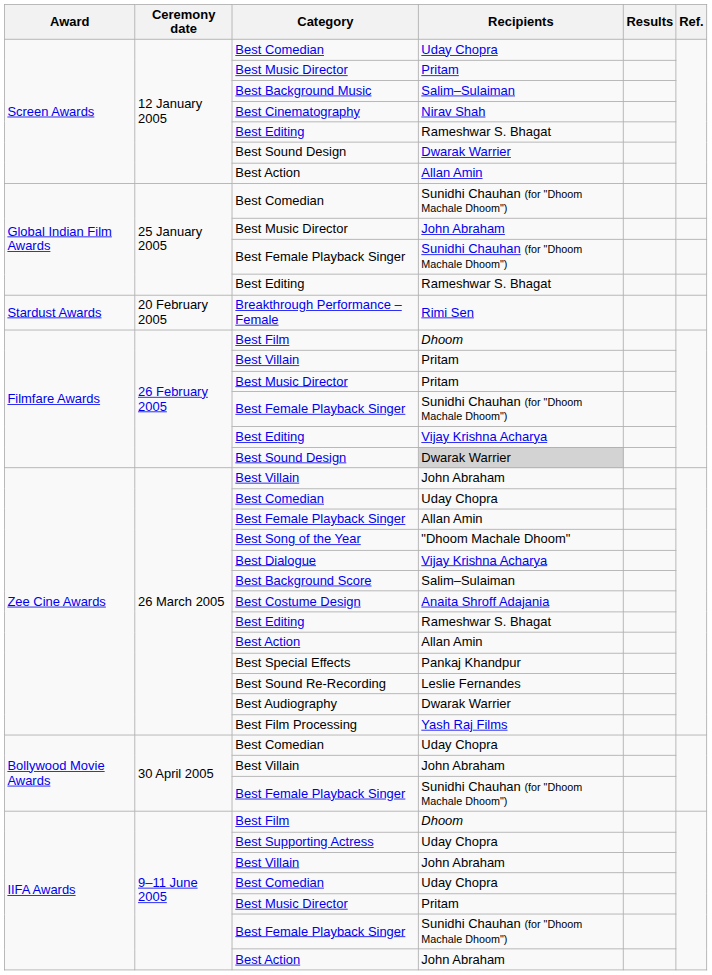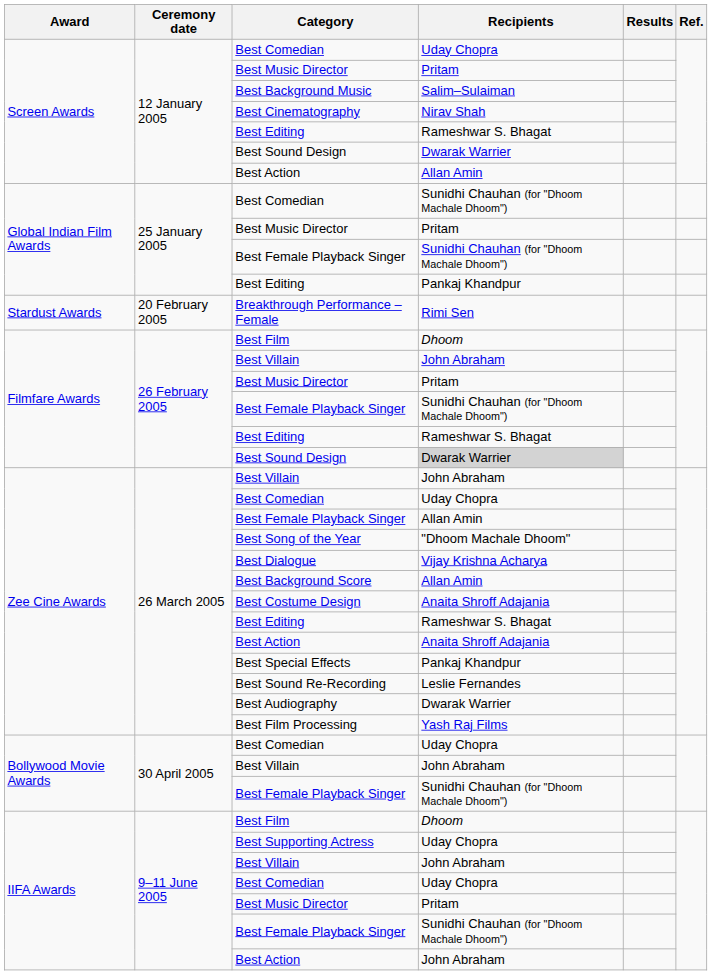(463, 228) John Abraham -> (440, 228) Pritam
(486, 284) Rameshwar S. Bhagat -> (471, 284) Pankaj Khandpur
(440, 360) Pritam -> (463, 360) John Abraham
(484, 437) Vijay Krishna Acharya -> (486, 437) Rameshwar S. Bhagat
(468, 580) Salim–Sulaiman -> (452, 580) Allan Amin
(452, 642) Allan Amin -> (485, 642) Anaita Shroff Adajania
